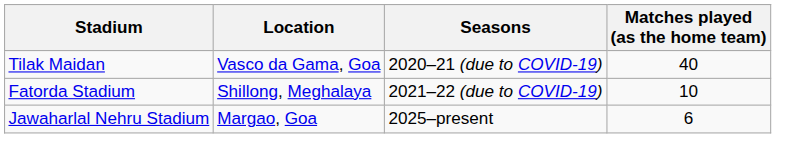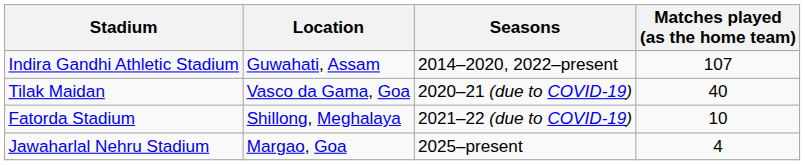+ row: (124, 64)
(688, 118) 6 -> (718, 145) 4
